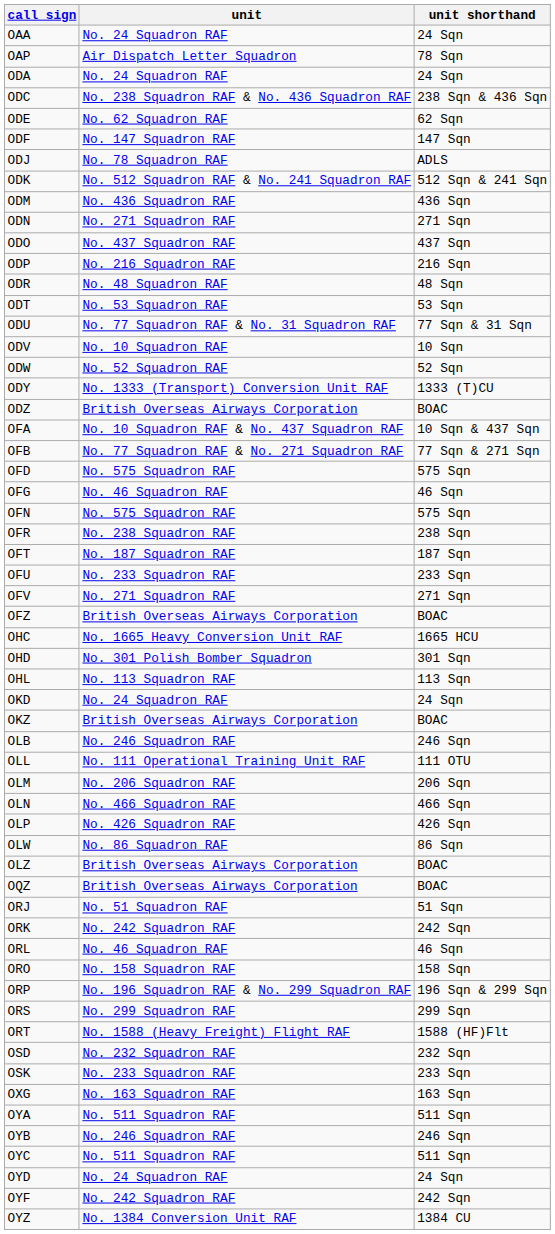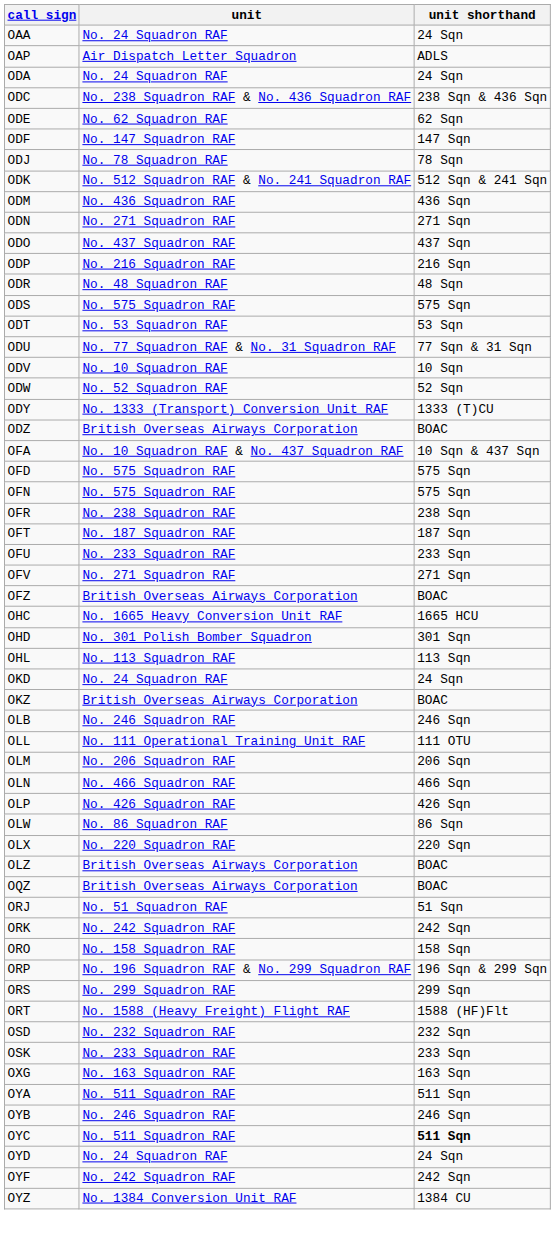(440, 56) 78 Sqn -> (433, 56) ADLS
(433, 160) ADLS -> (440, 160) 78 Sqn
+ row: (19, 306)
- row: (19, 451)
- row: (19, 492)
+ row: (19, 845)
- row: (19, 949)
(444, 1157) normal -> (444, 1136) bold
